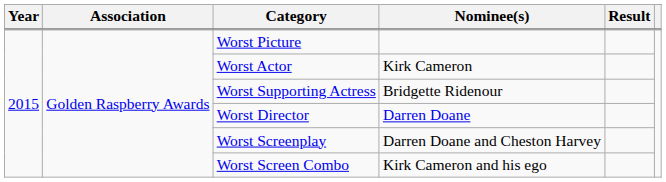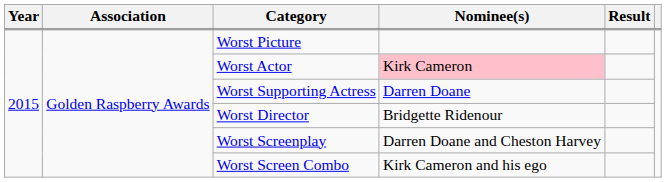(428, 66) no background -> (428, 66) pink background
(443, 91) Bridgette Ridenour -> (427, 91) Darren Doane
(427, 115) Darren Doane -> (443, 115) Bridgette Ridenour
